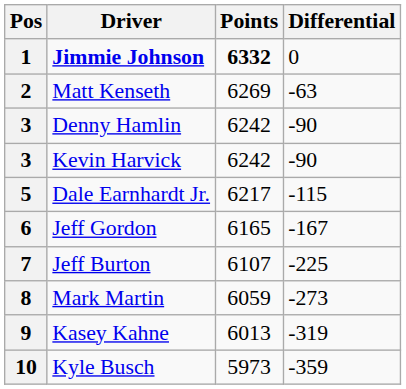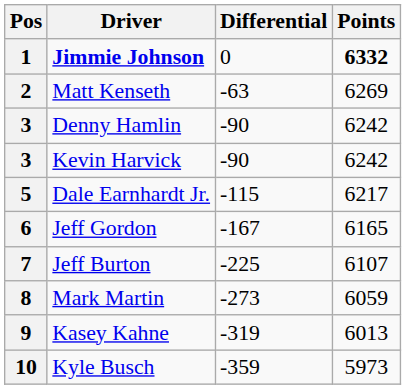columns swapped: (249, 21) <-> (342, 21)
